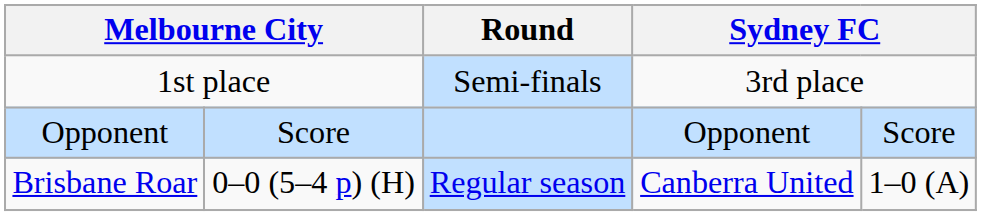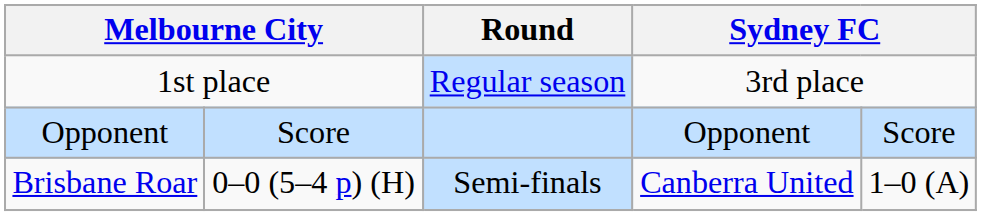(527, 81) Semi-finals -> (528, 81) Regular season
(528, 183) Regular season -> (527, 183) Semi-finals
